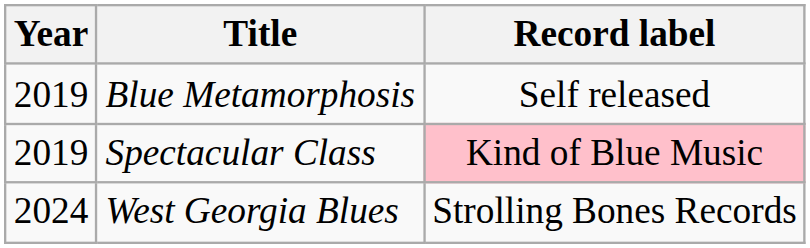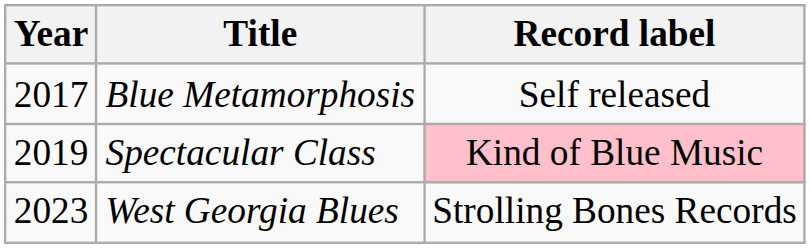(51, 93) 2019 -> (51, 93) 2017
(51, 211) 2024 -> (51, 211) 2023
